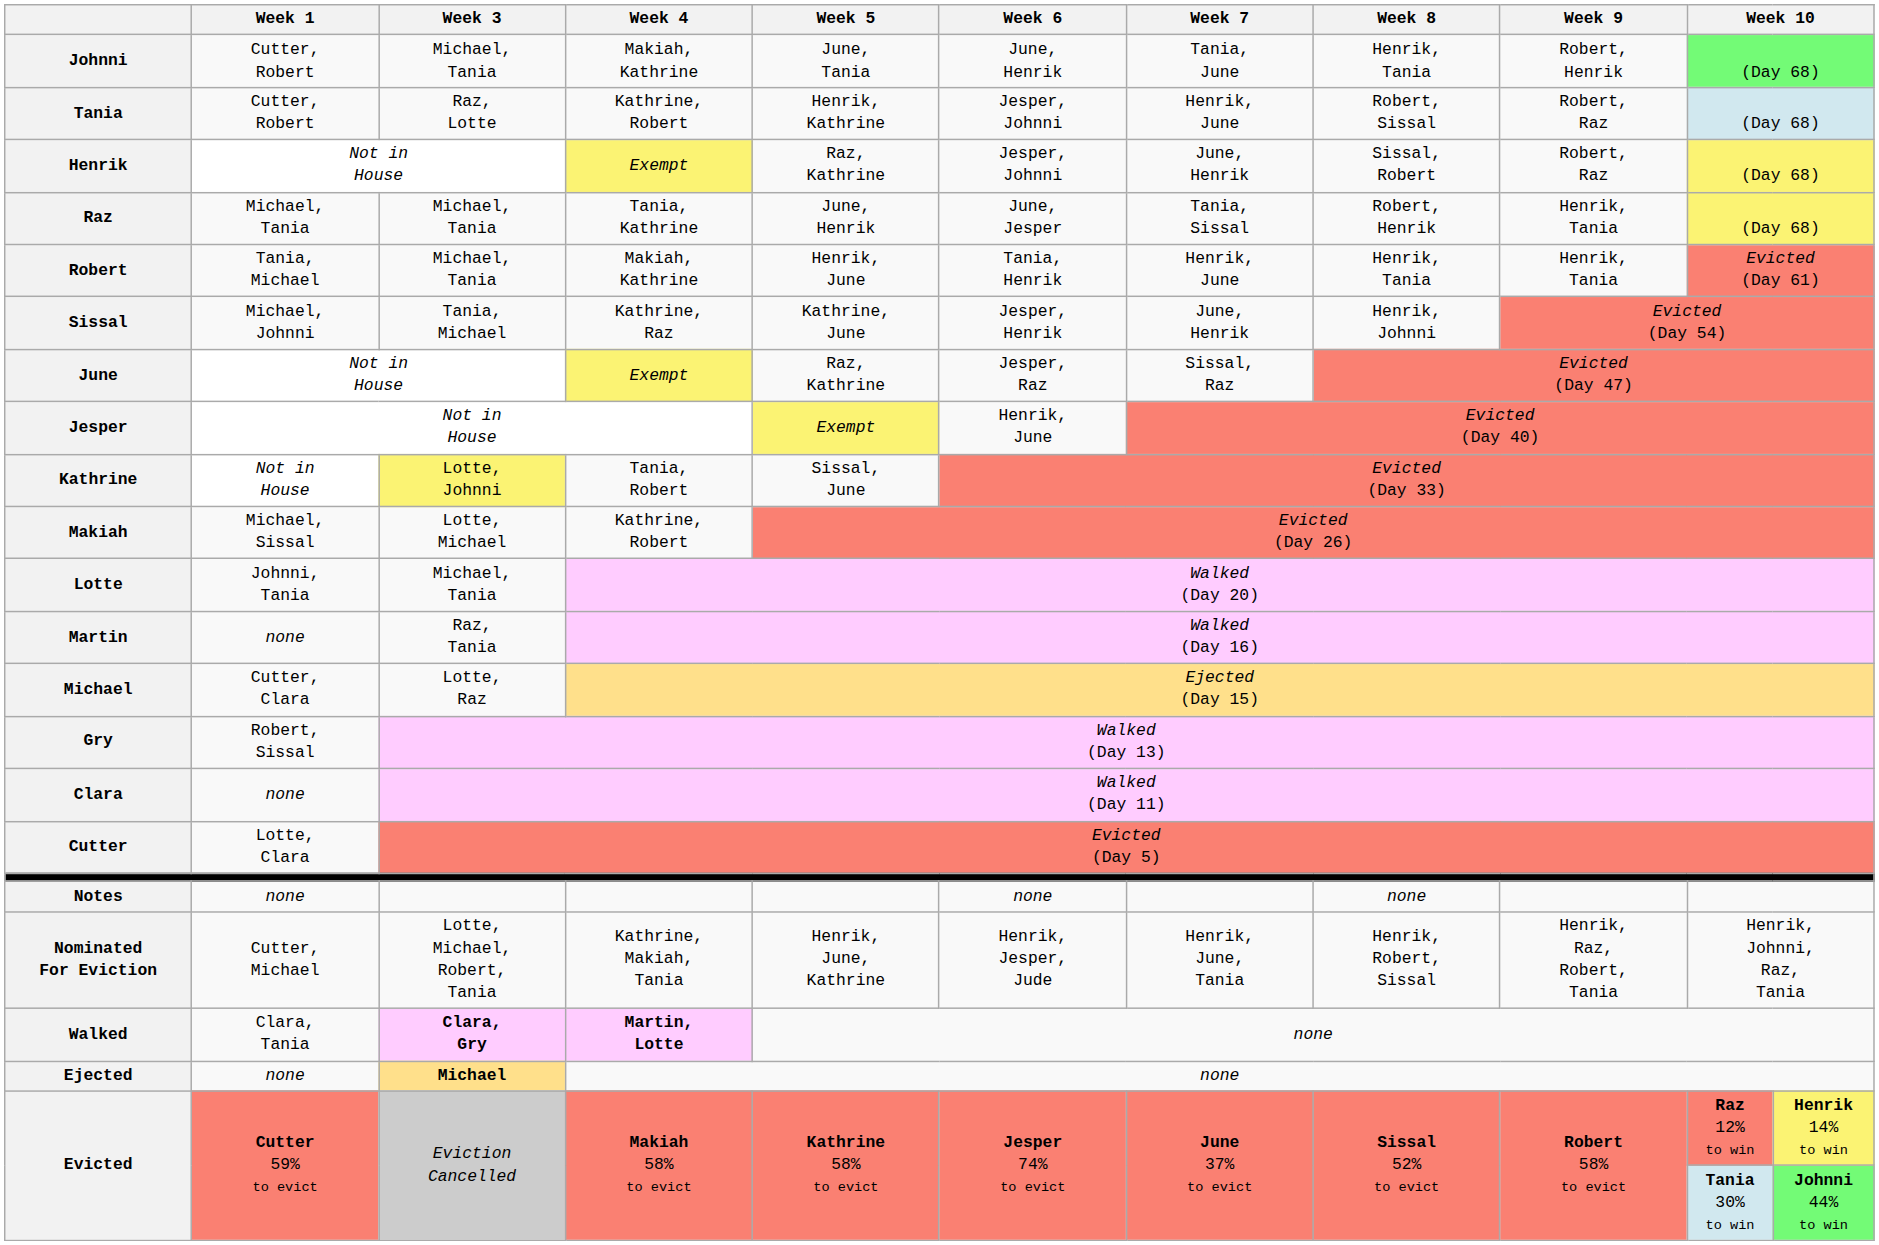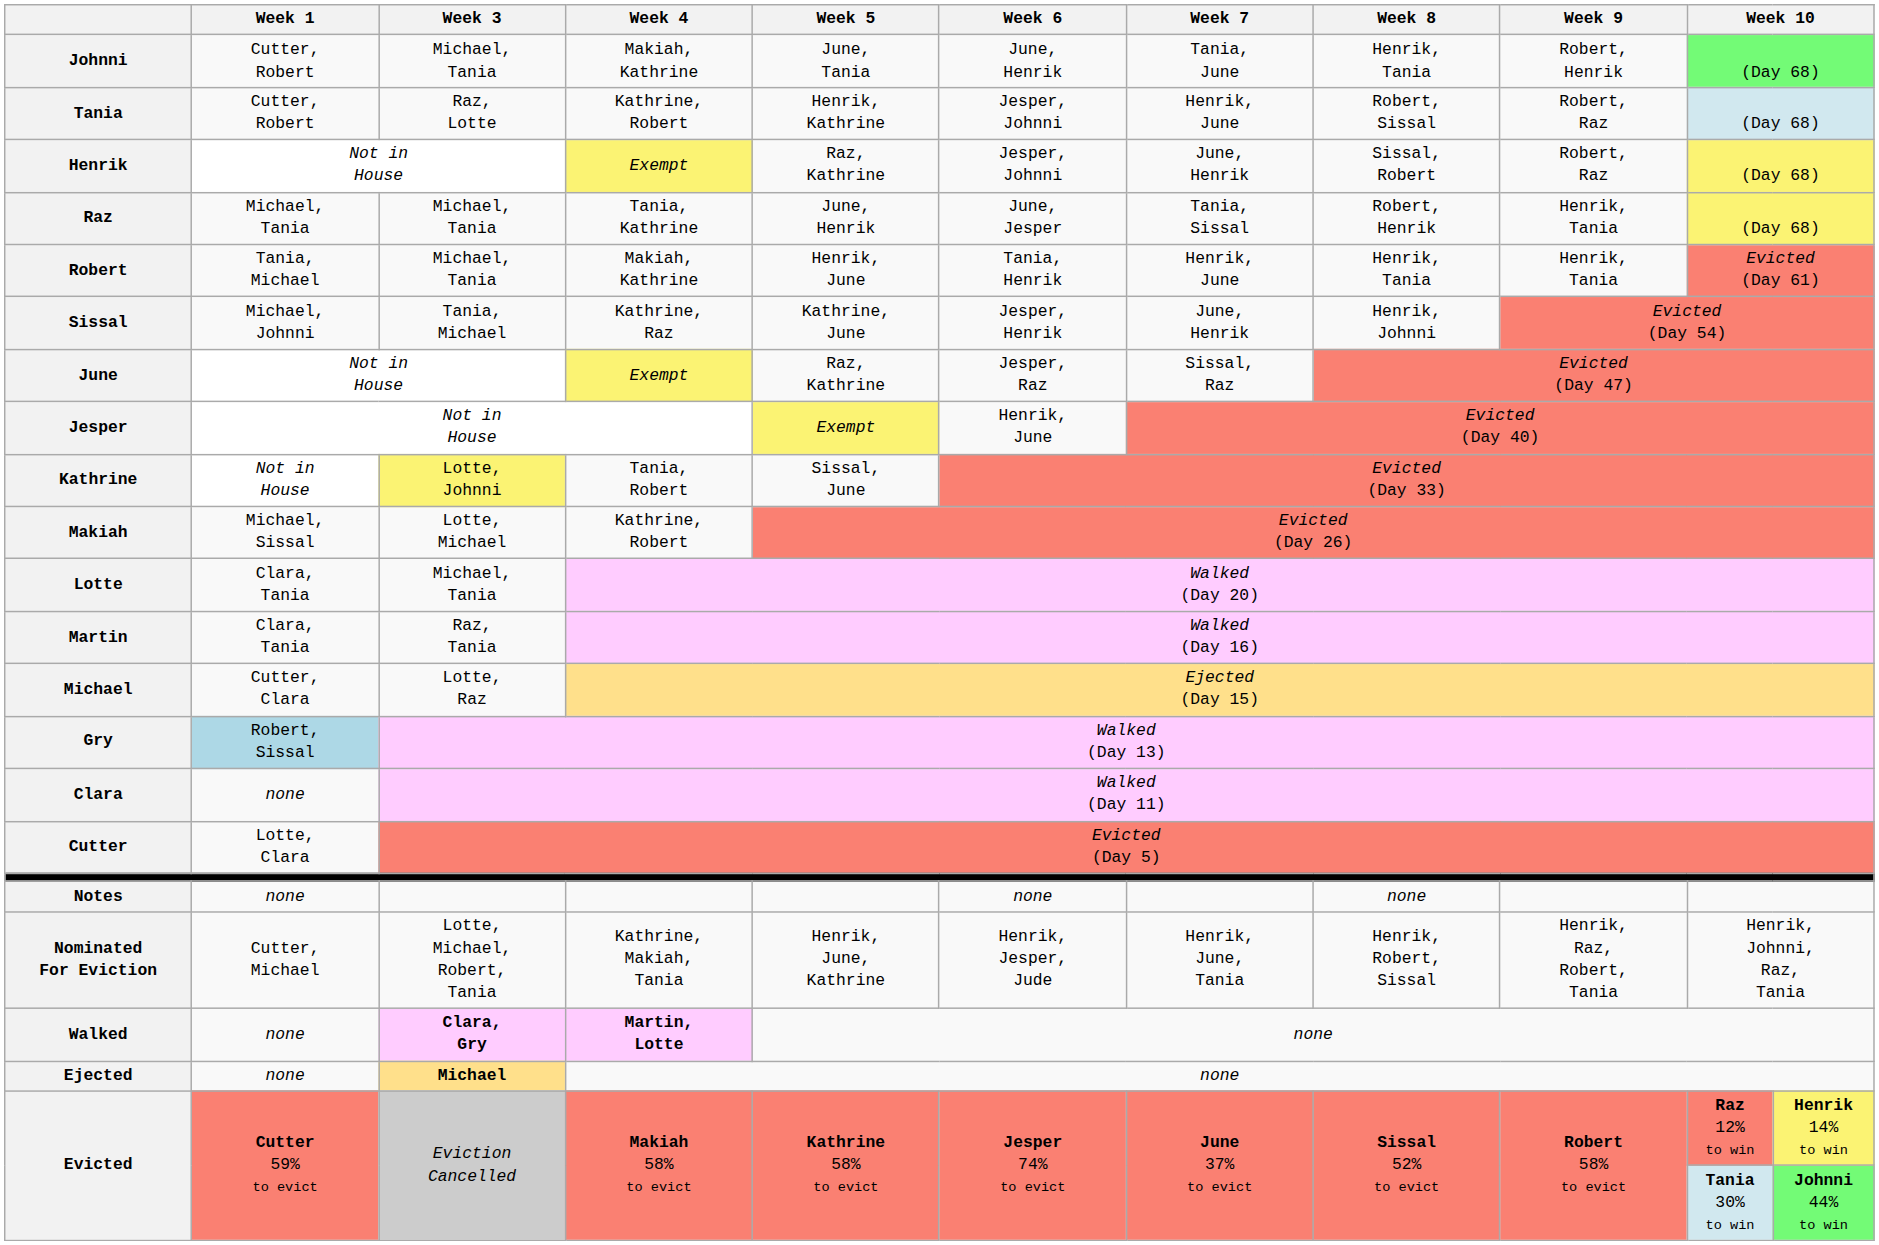(285, 584) Johnni, Tania -> (285, 584) Clara, Tania
(285, 637) none -> (285, 637) Clara, Tania
(285, 742) no background -> (285, 742) lightblue background
(285, 1034) Clara, Tania -> (285, 1034) none
